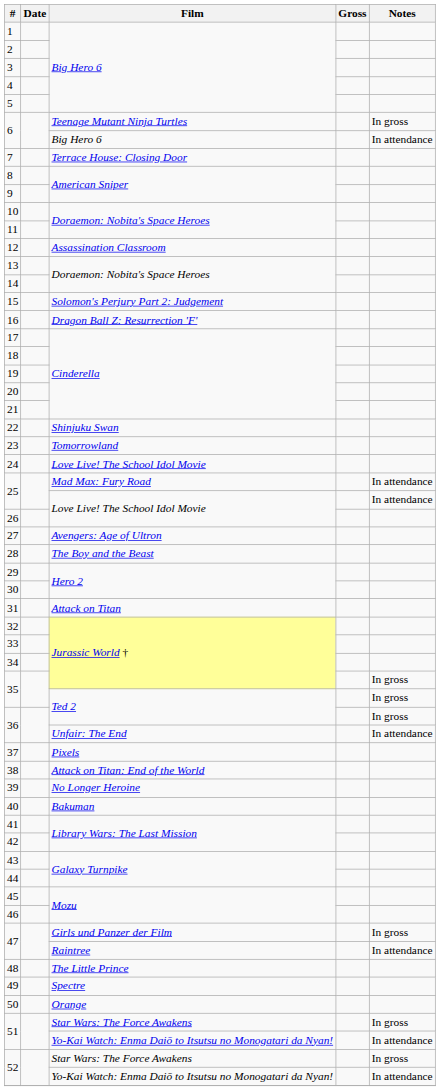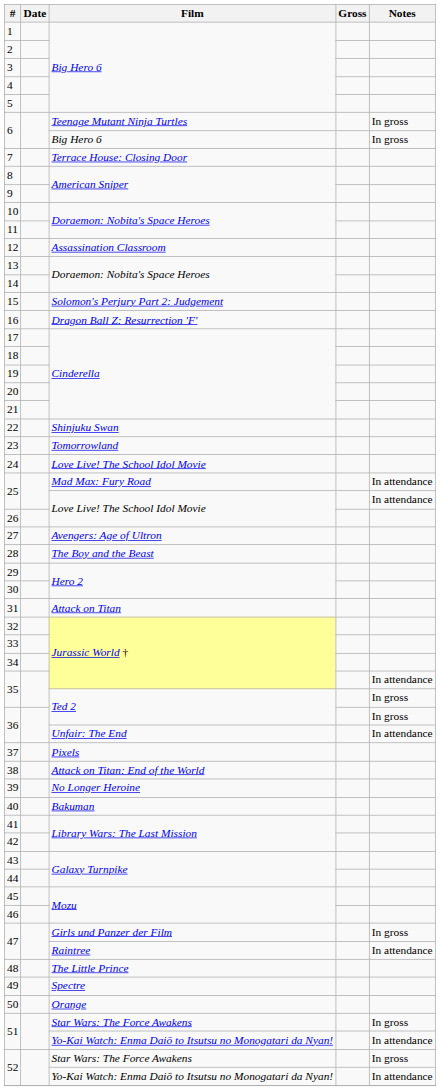(402, 139) In attendance -> (390, 139) In gross
(390, 680) In gross -> (402, 680) In attendance
